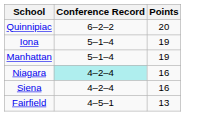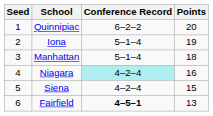+ column: (18, 12)
(164, 57) 19 -> (191, 57) 18
(164, 88) 16 -> (191, 88) 15
(101, 103) normal -> (128, 103) bold
